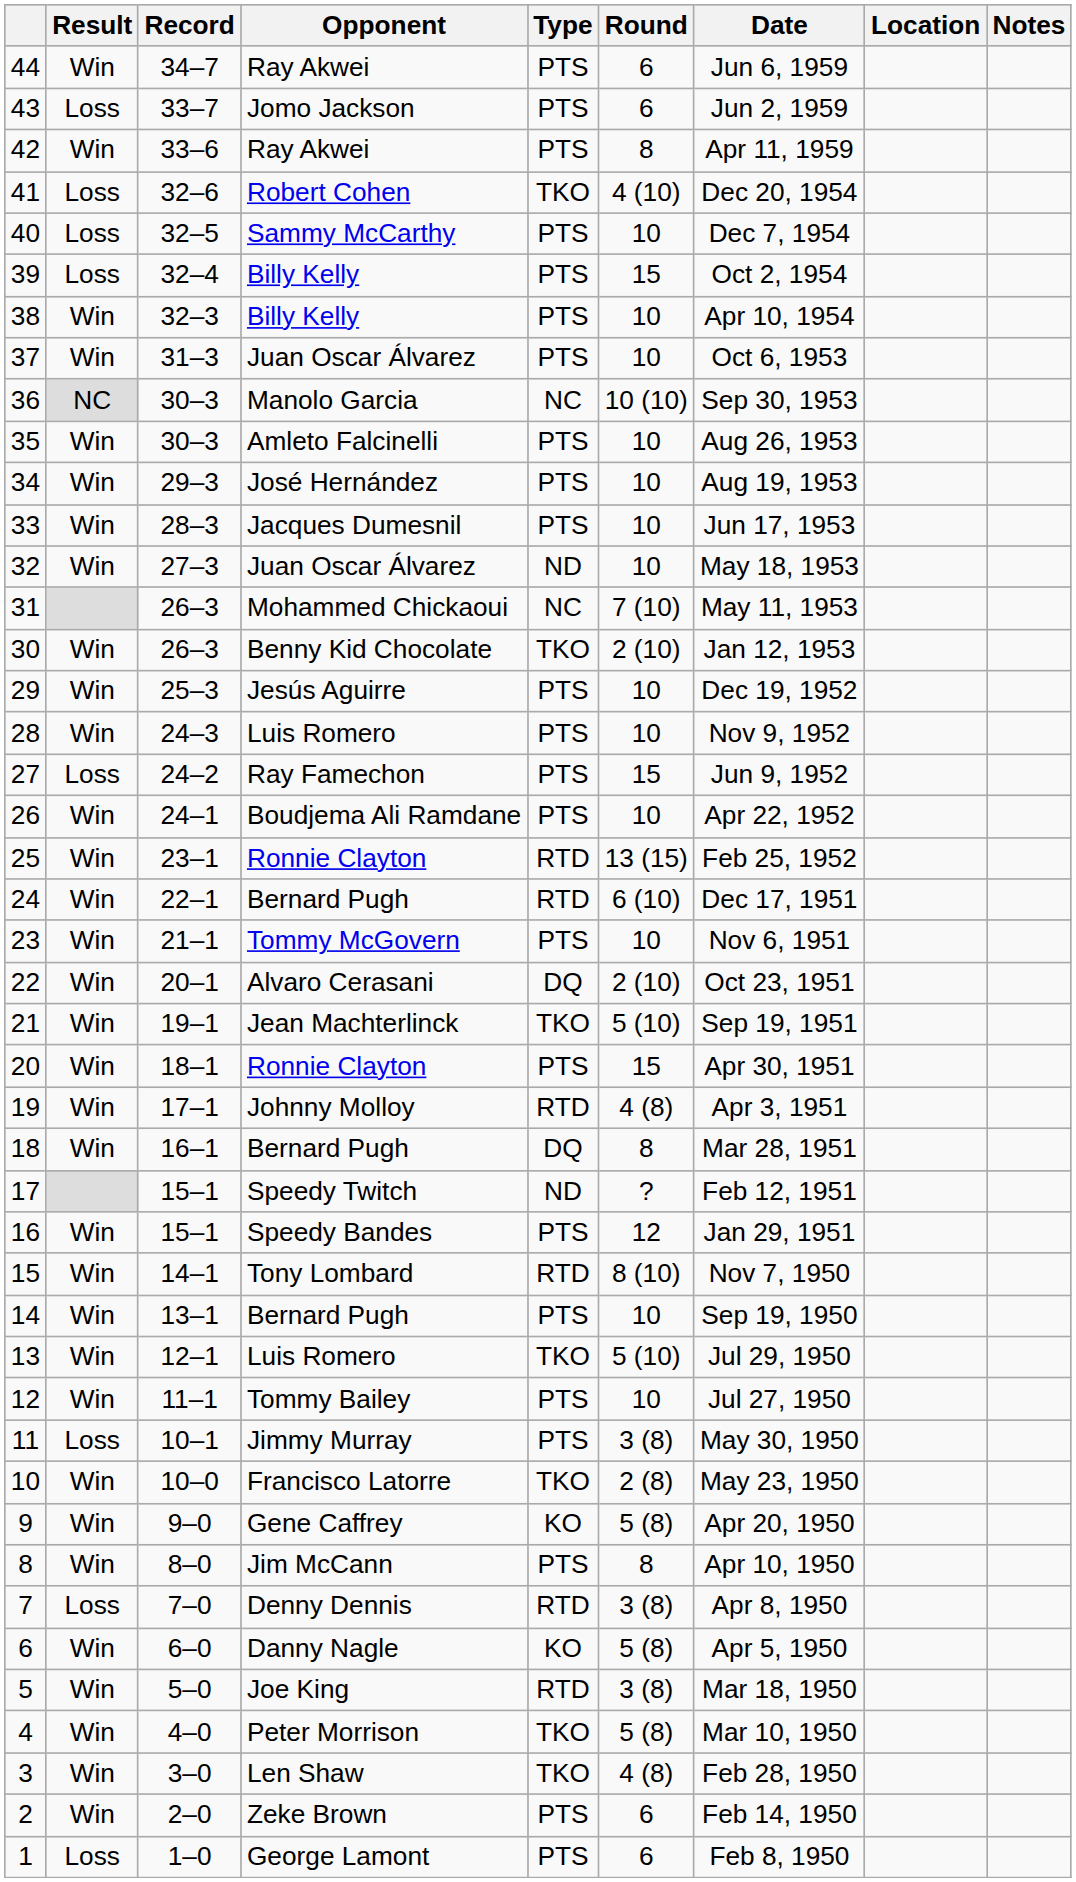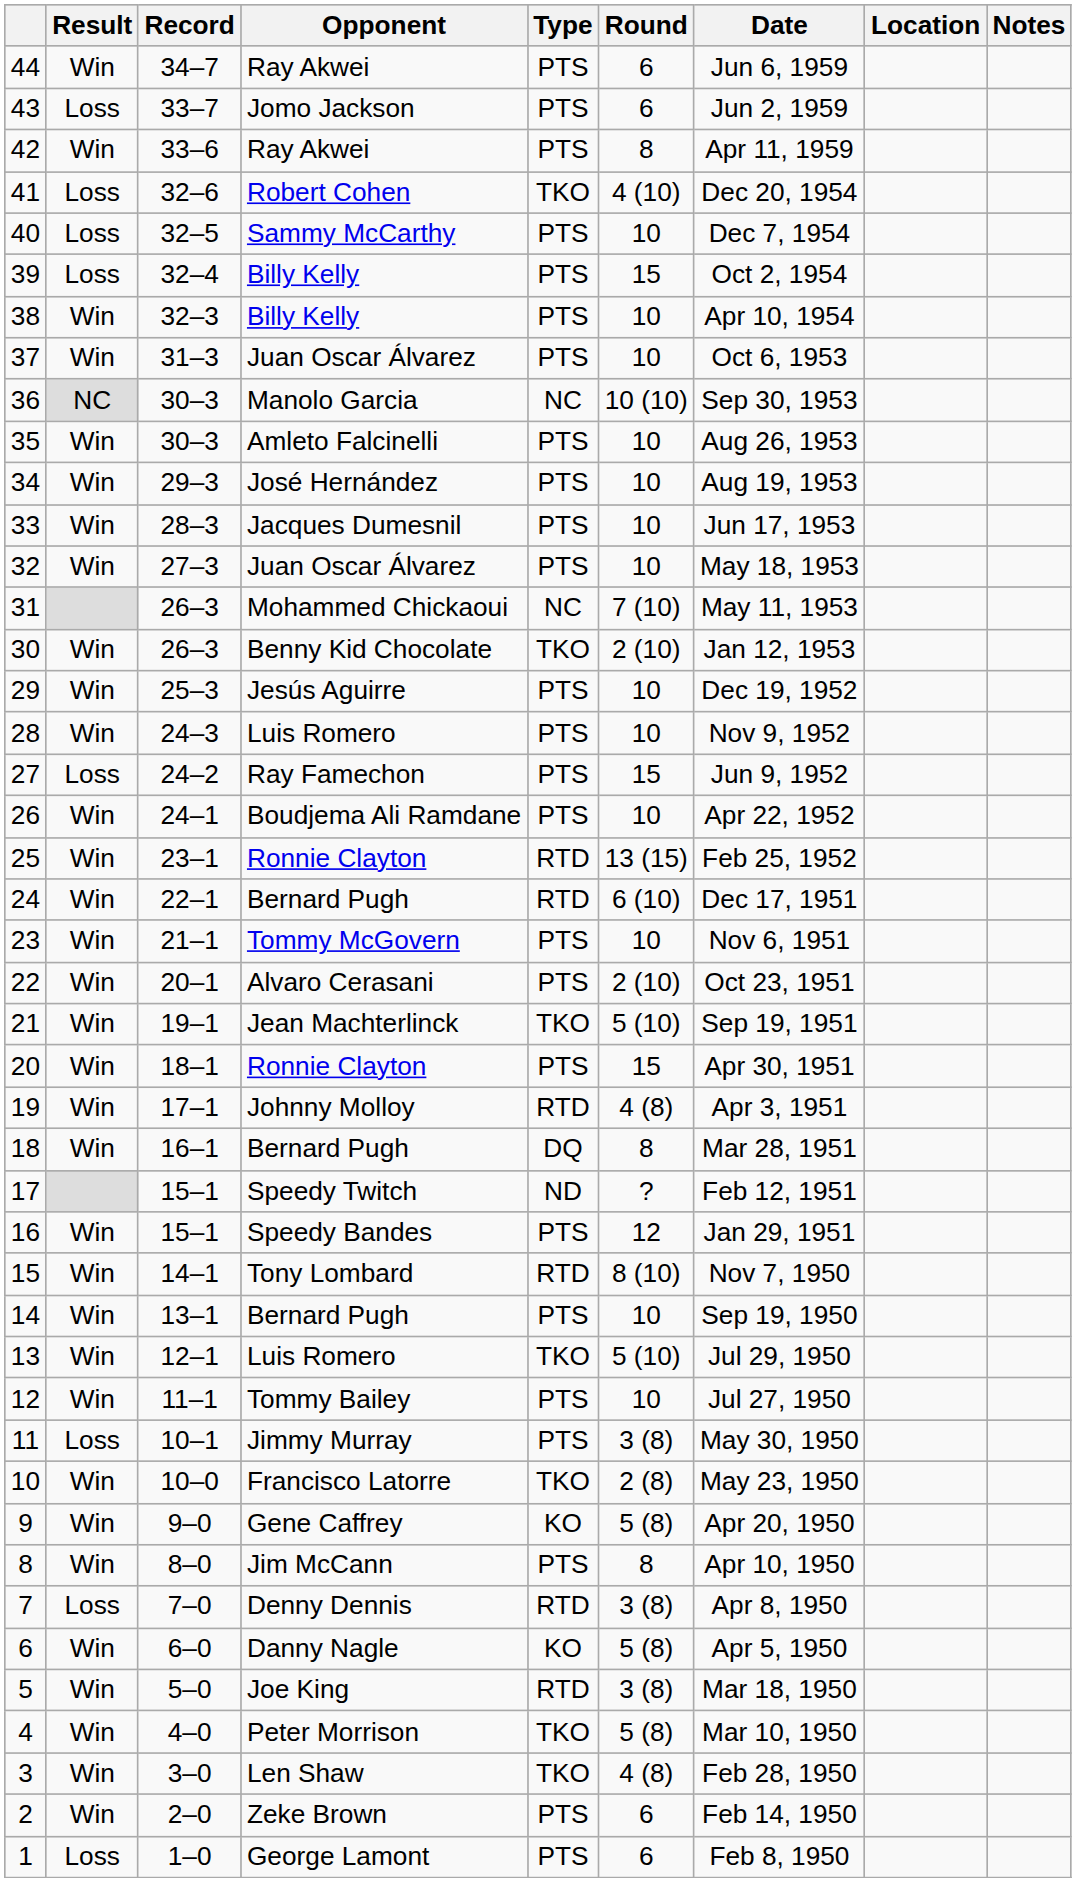(563, 566) ND -> (563, 566) PTS
(563, 982) DQ -> (563, 982) PTS
